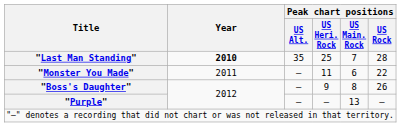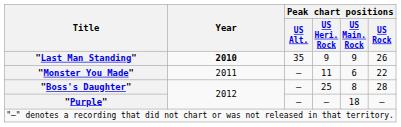(326, 58) 25 -> (326, 58) 9
(354, 58) 7 -> (354, 58) 9
(382, 58) 28 -> (382, 58) 26
(326, 87) 9 -> (326, 87) 25
(382, 87) 26 -> (382, 87) 28
(354, 102) 13 -> (354, 102) 18
